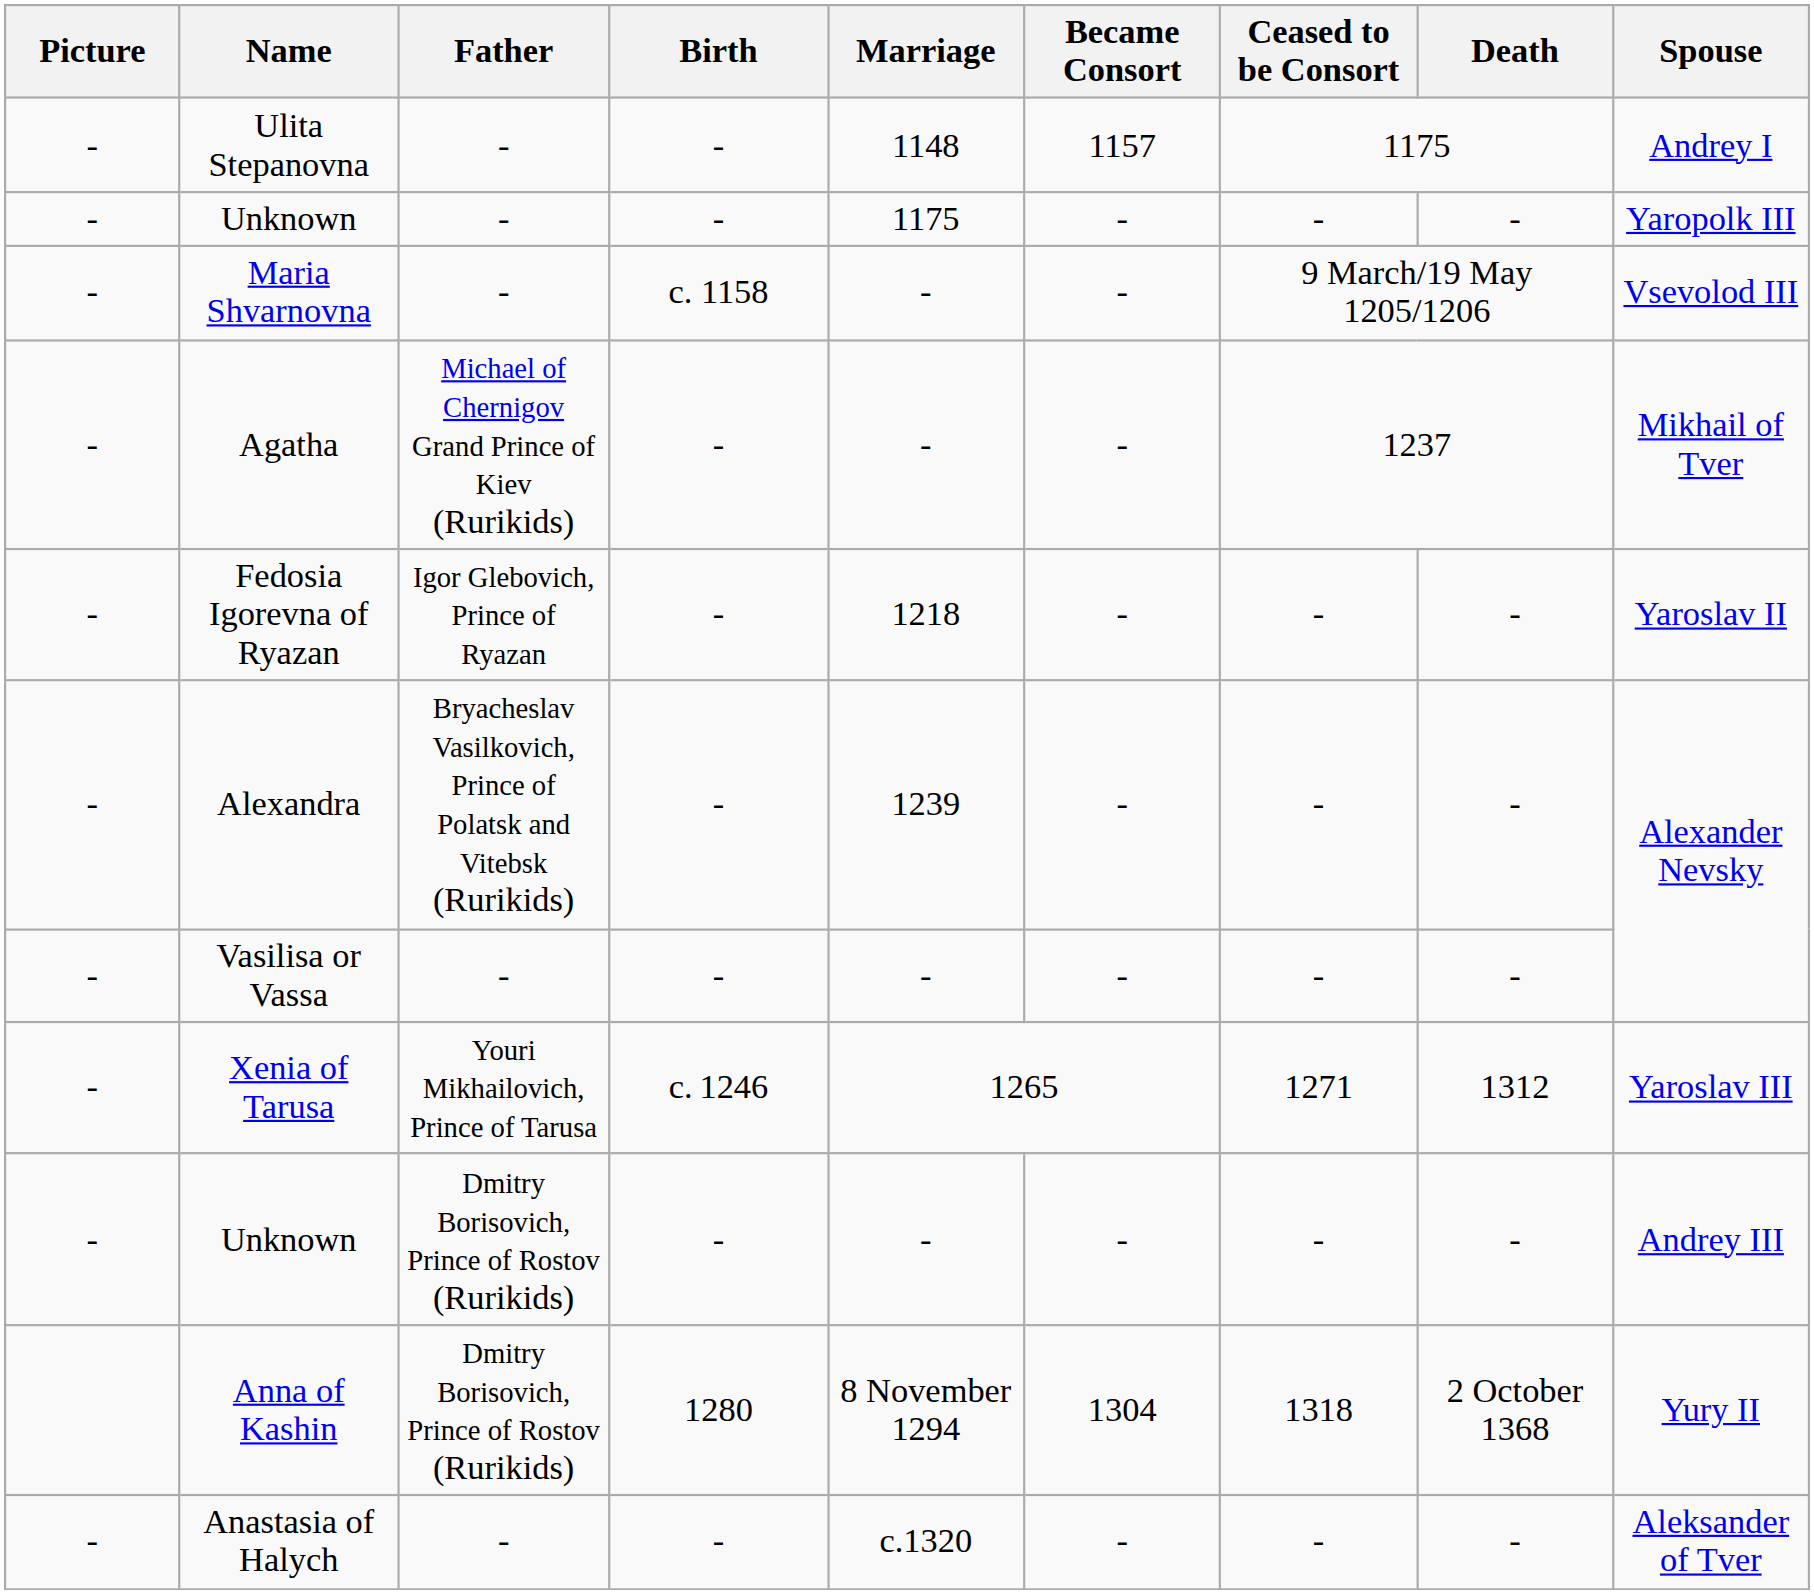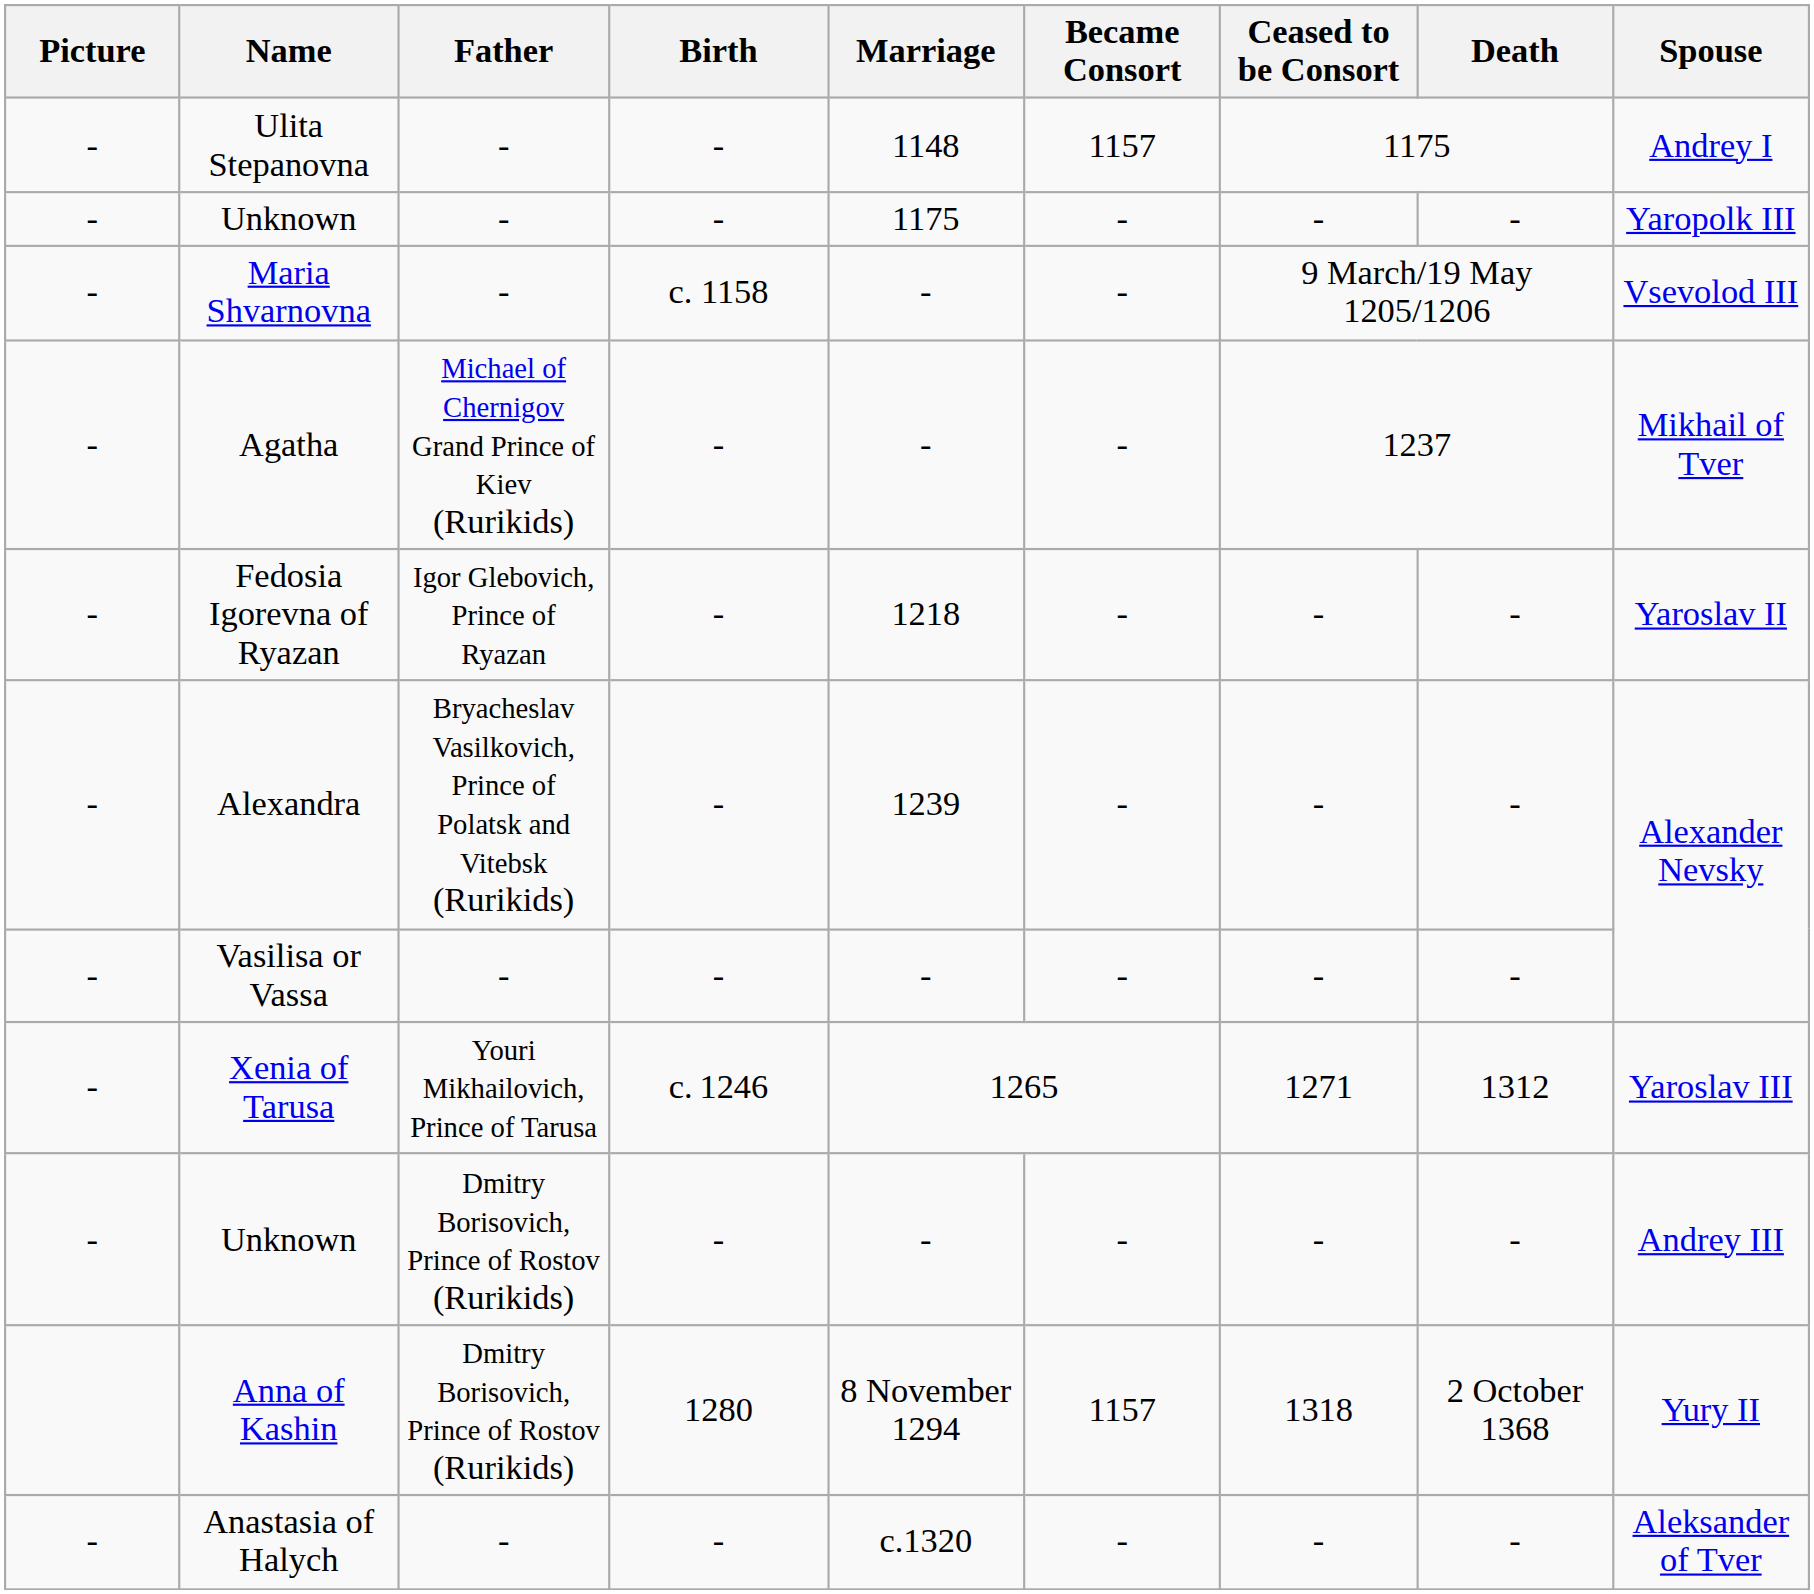(1122, 1409) 1304 -> (1122, 1409) 1157
